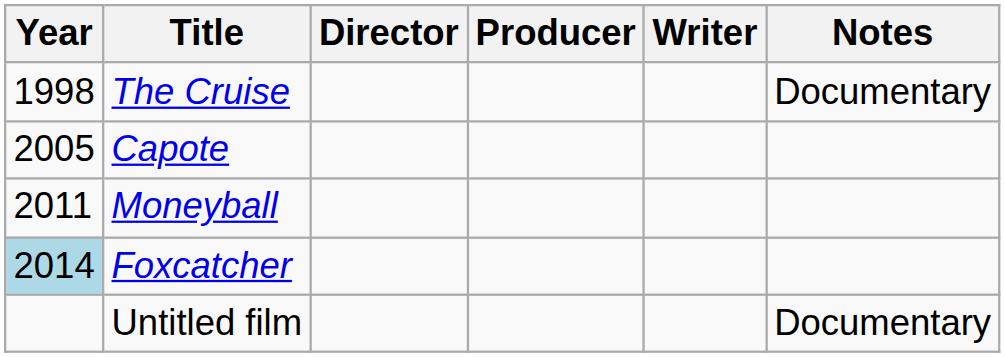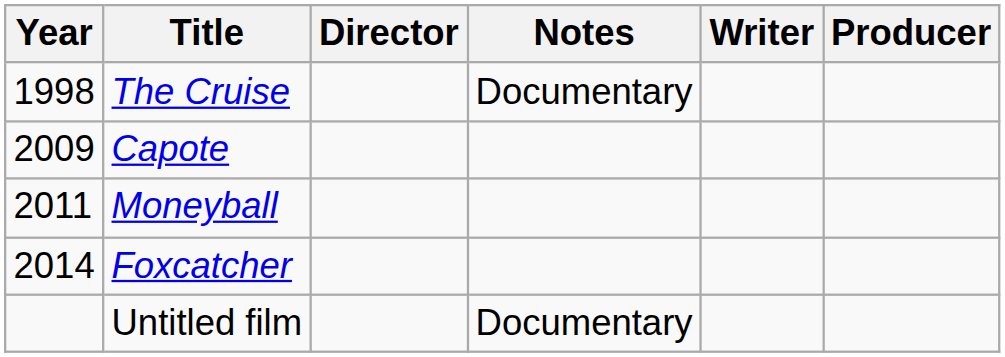columns swapped: (556, 33) <-> (883, 33)
(54, 149) 2005 -> (54, 149) 2009
(54, 264) lightblue background -> (54, 264) no background
